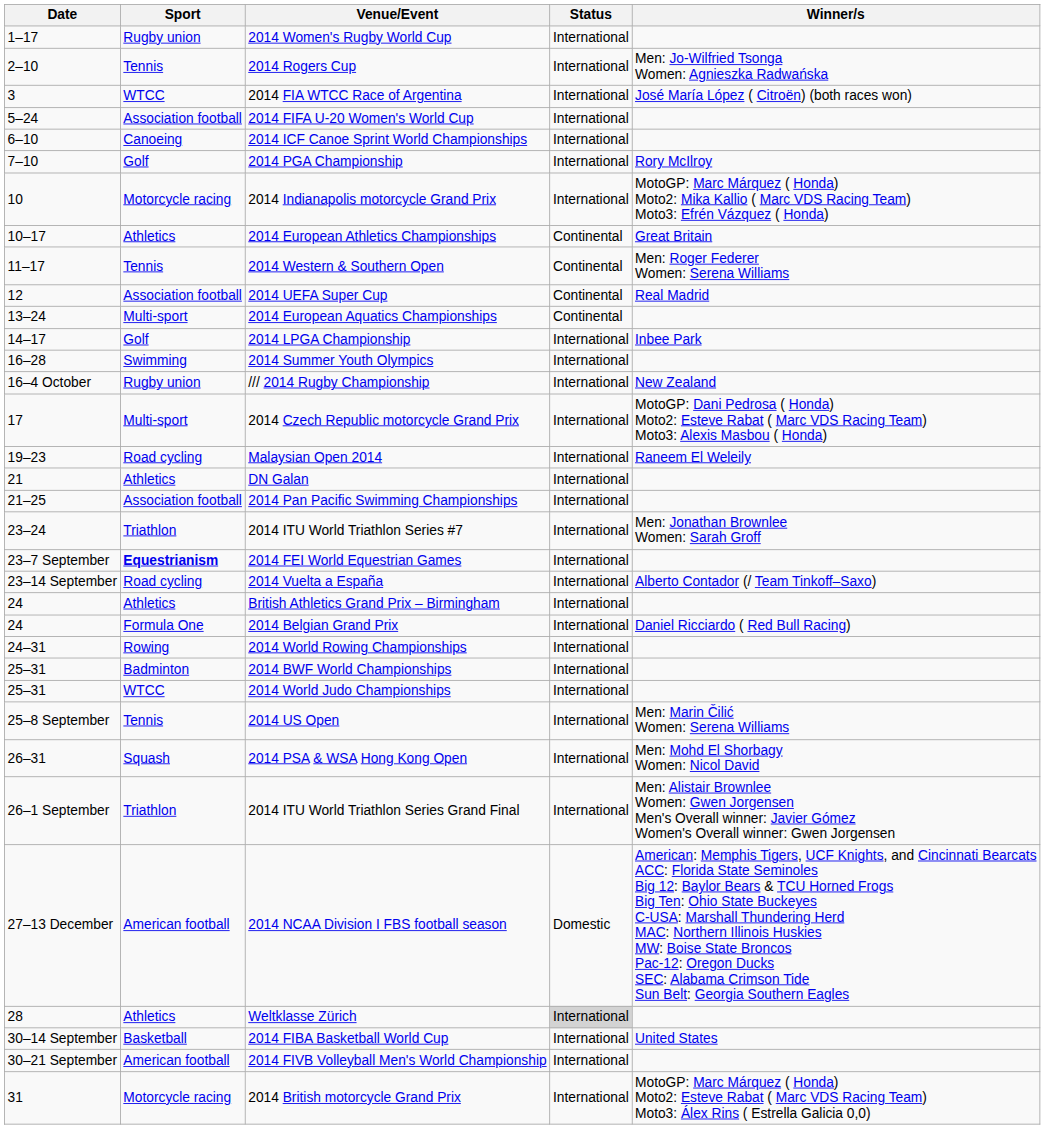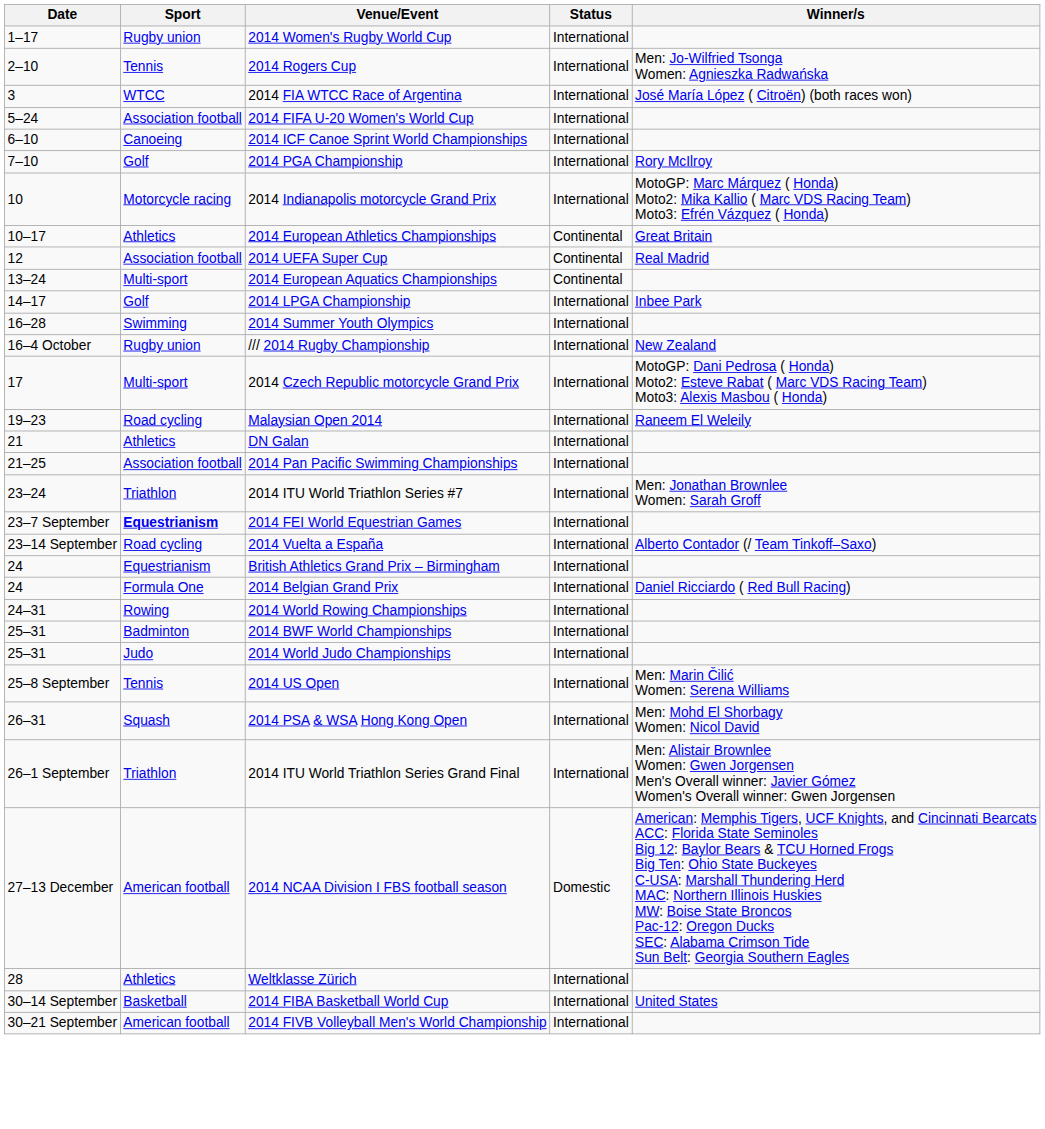- row: (346, 265)
(149, 603) Athletics -> (167, 566) Equestrianism
(144, 691) WTCC -> (138, 653) Judo
(591, 1016) lightgrey background -> (591, 979) no background
- row: (355, 1097)
